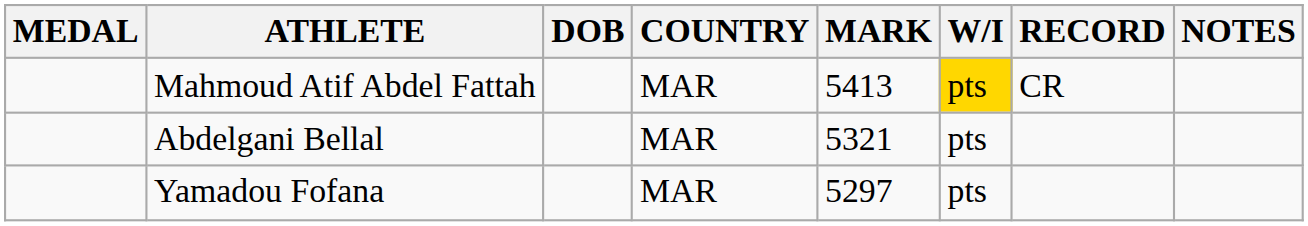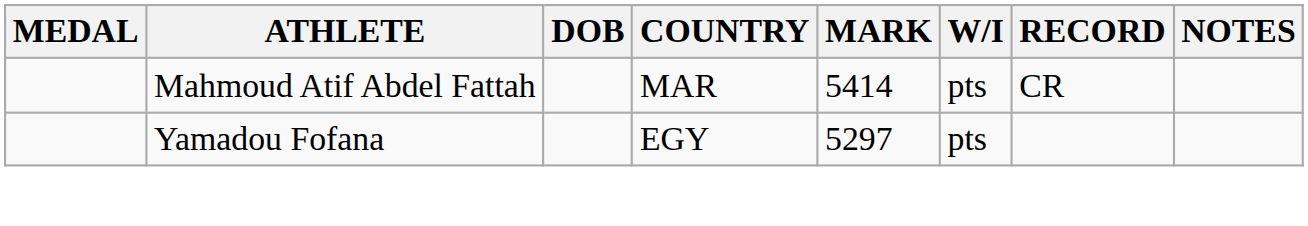(859, 84) 5413 -> (859, 84) 5414
(967, 84) gold background -> (967, 84) no background
- row: (269, 138)
(678, 191) MAR -> (675, 138) EGY
